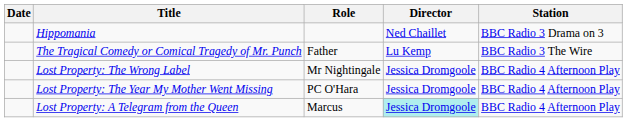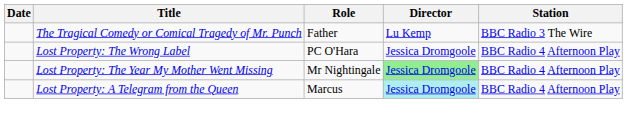- row: (66, 32)
(344, 70) Mr Nightingale -> (333, 51) PC O'Hara
(333, 88) PC O'Hara -> (344, 70) Mr Nightingale
(431, 88) no background -> (431, 70) lightgreen background
